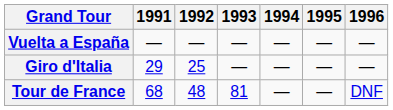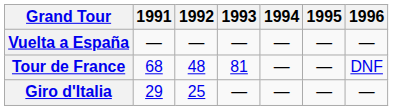rows swapped: (69, 67) <-> (69, 92)
